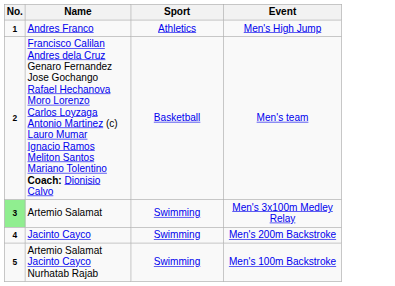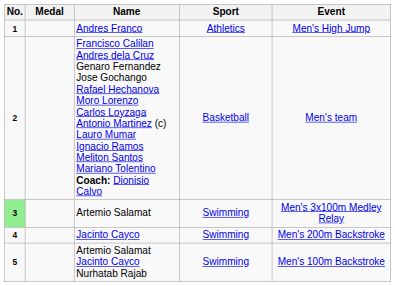+ column: (50, 12)
